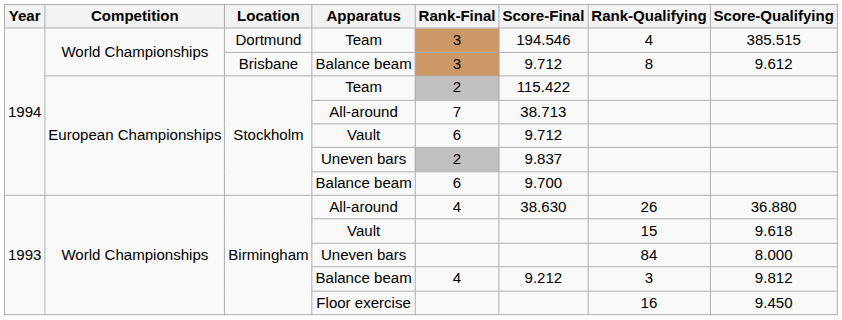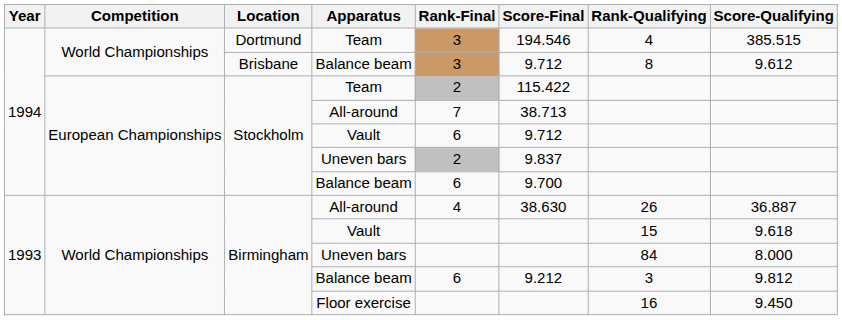(774, 207) 36.880 -> (774, 207) 36.887
(457, 278) 4 -> (457, 278) 6
